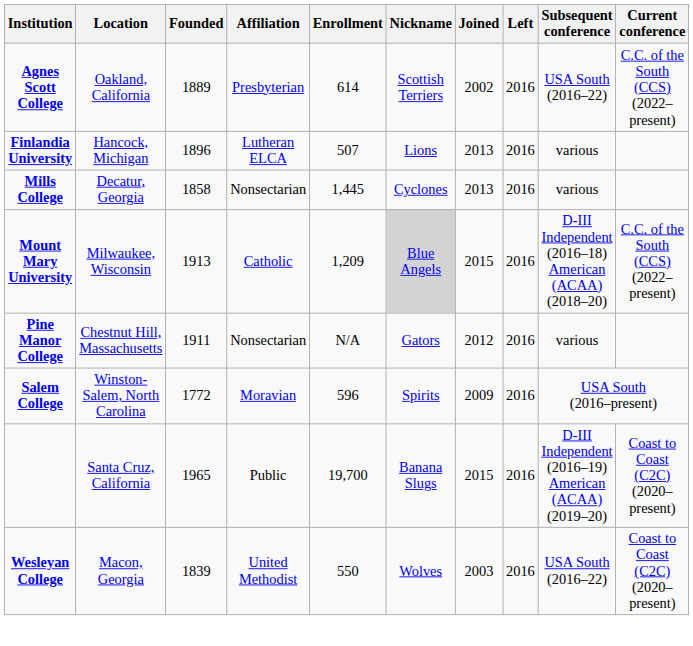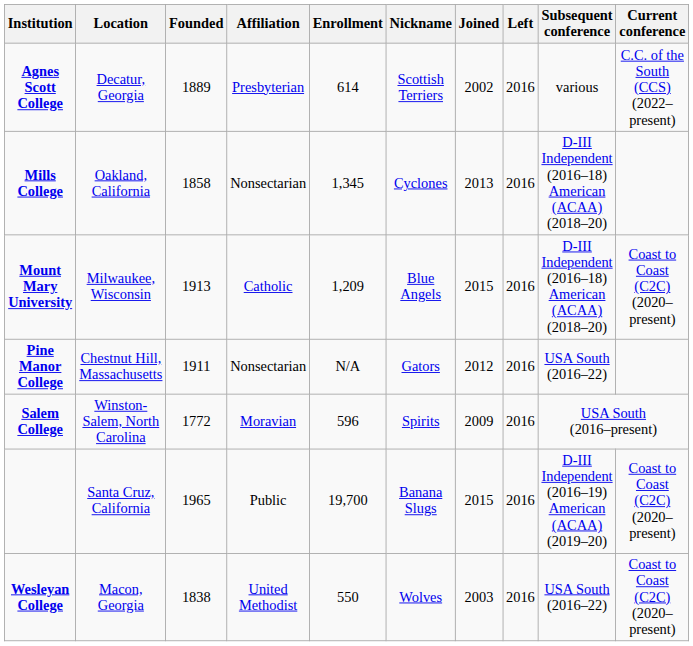(121, 87) Oakland, California -> (121, 87) Decatur, Georgia
(577, 87) USA South (2016–22) -> (577, 87) various
- row: (40, 150)
(121, 189) Decatur, Georgia -> (121, 183) Oakland, California
(348, 189) 1,445 -> (348, 183) 1,345
(577, 189) various -> (577, 183) D-III Independent (2016–18) American (ACAA) (2018–20)
(421, 261) lightgrey background -> (421, 286) no background
(652, 261) C.C. of the South (CCS) (2022–present) -> (652, 286) Coast to Coast (C2C) (2020–present)
(577, 340) various -> (577, 366) USA South (2016–22)
(196, 571) 1839 -> (196, 596) 1838
